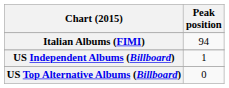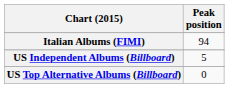(204, 58) 1 -> (204, 58) 5
